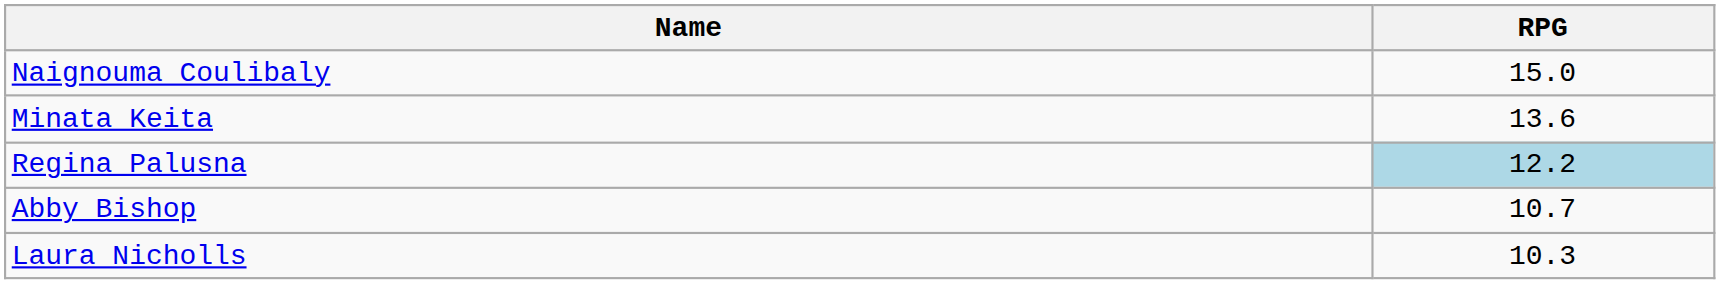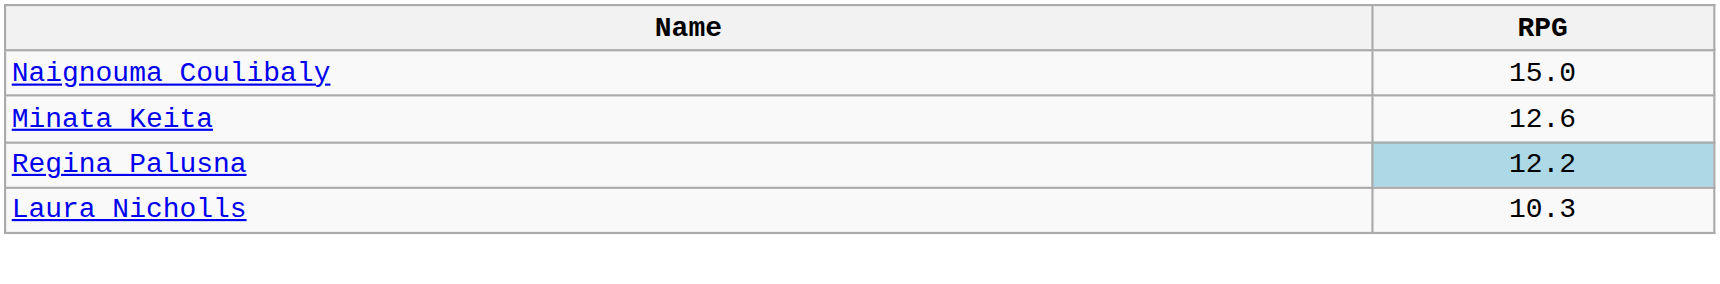(1543, 119) 13.6 -> (1543, 119) 12.6
- row: (104, 210)
